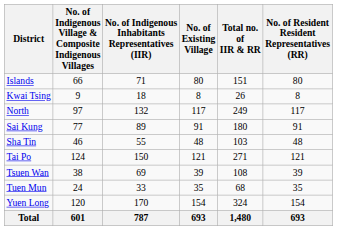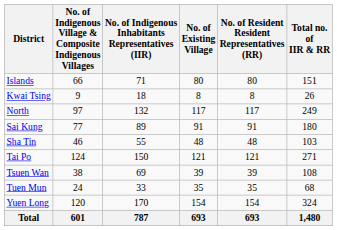columns swapped: (298, 39) <-> (240, 39)
